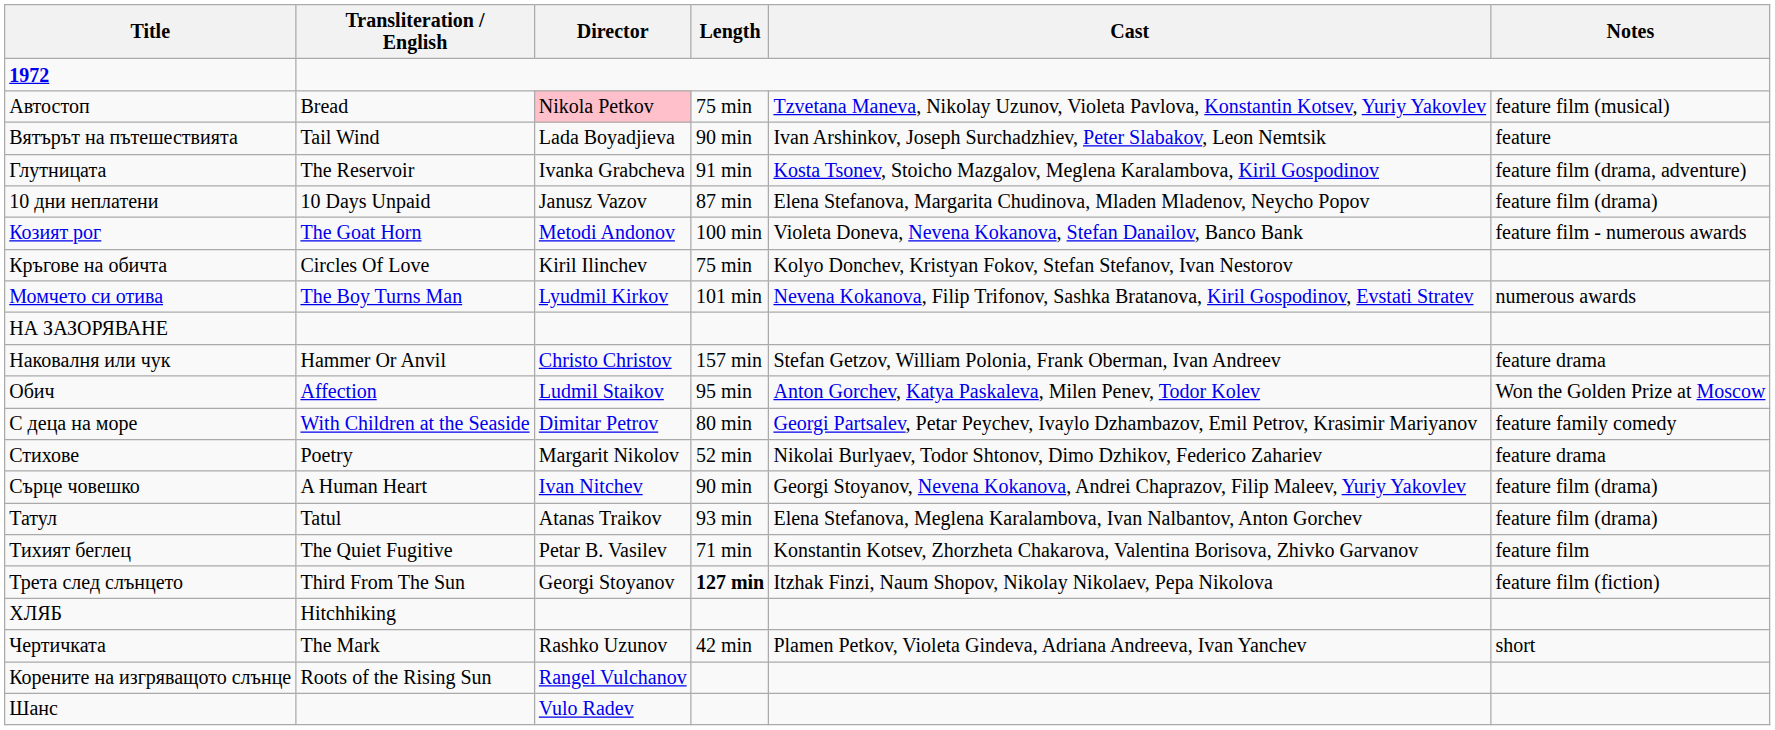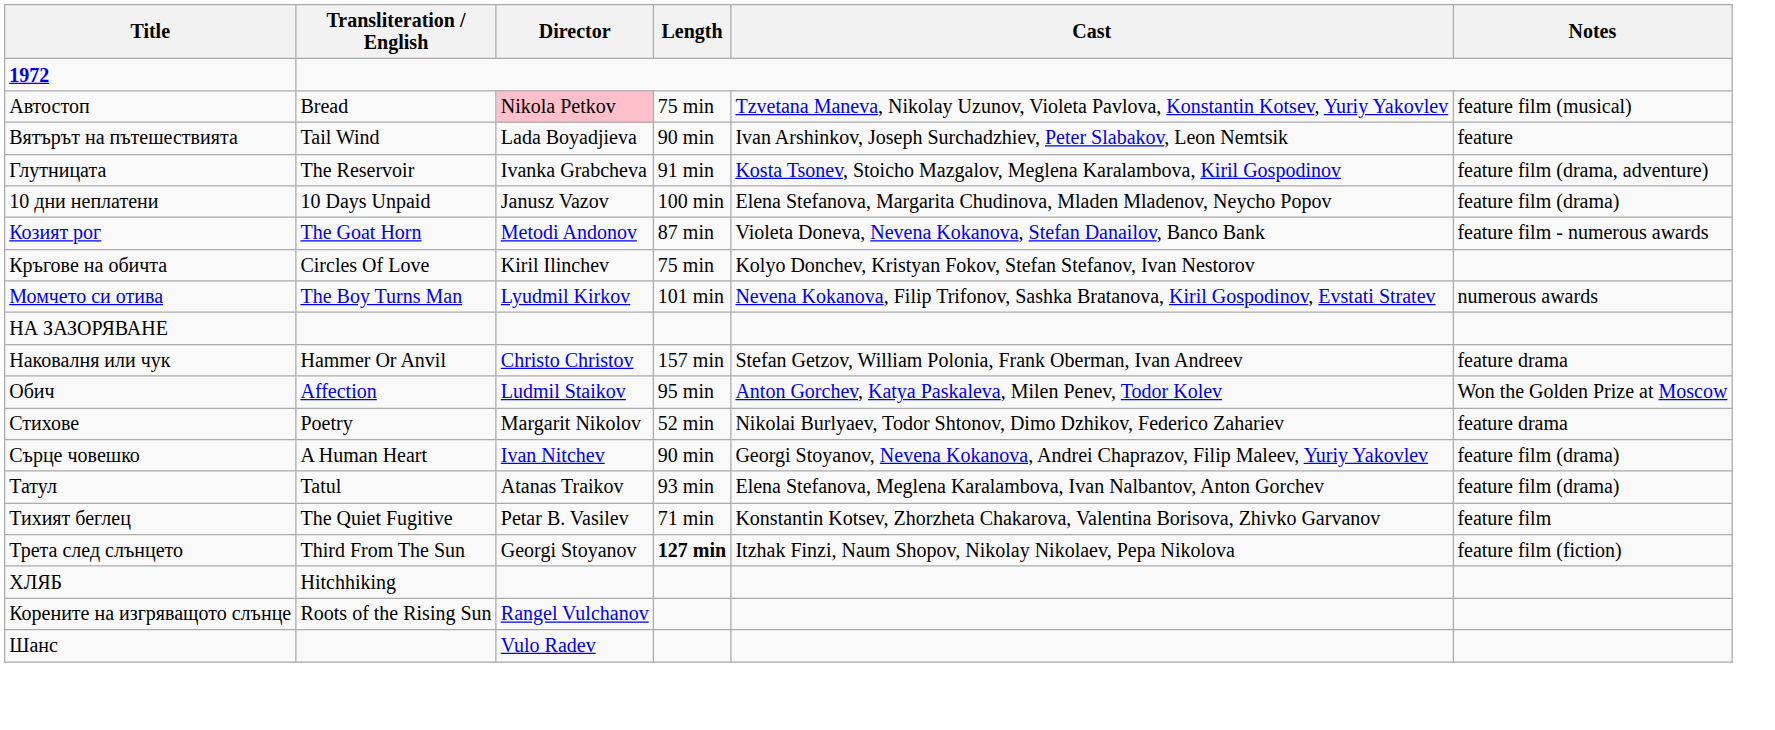(724, 201) 87 min -> (691, 201) 100 min
(729, 233) 100 min -> (686, 233) 87 min
- row: (73, 423)
- row: (58, 645)
